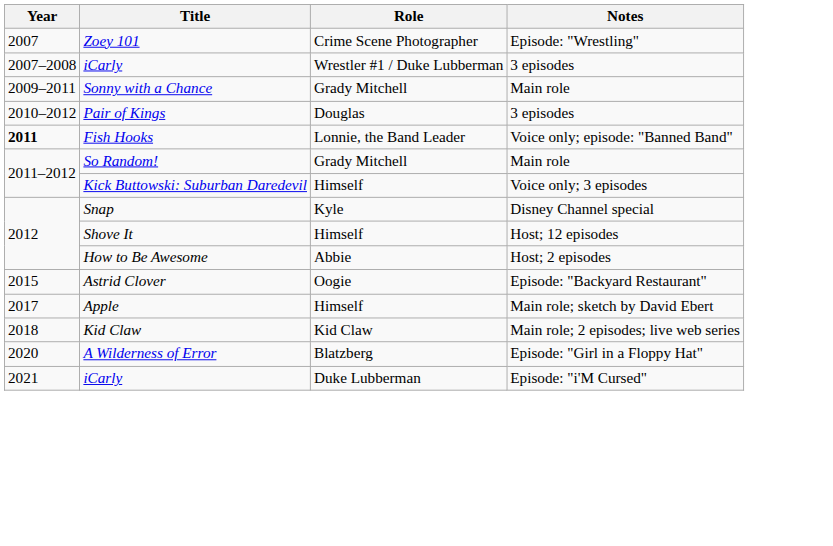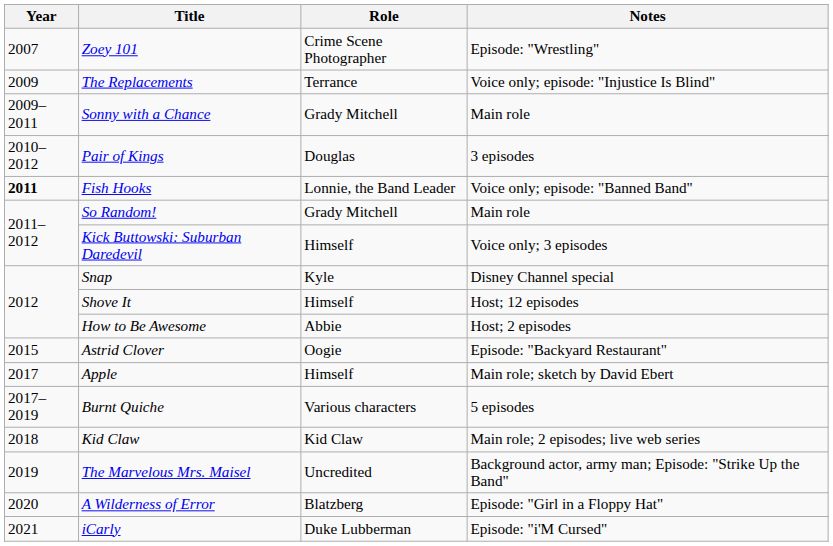- row: (103, 64)
+ row: (137, 81)
+ row: (123, 406)
+ row: (166, 472)
